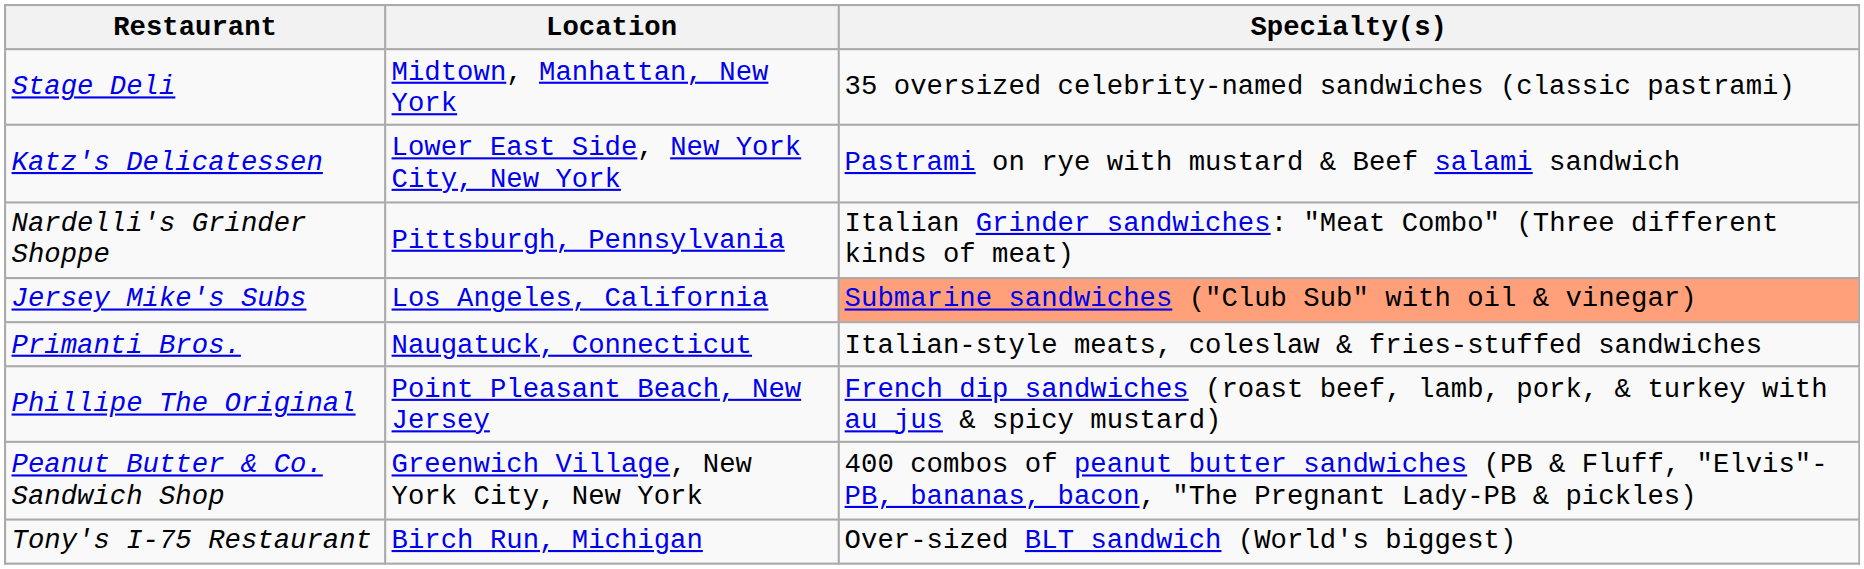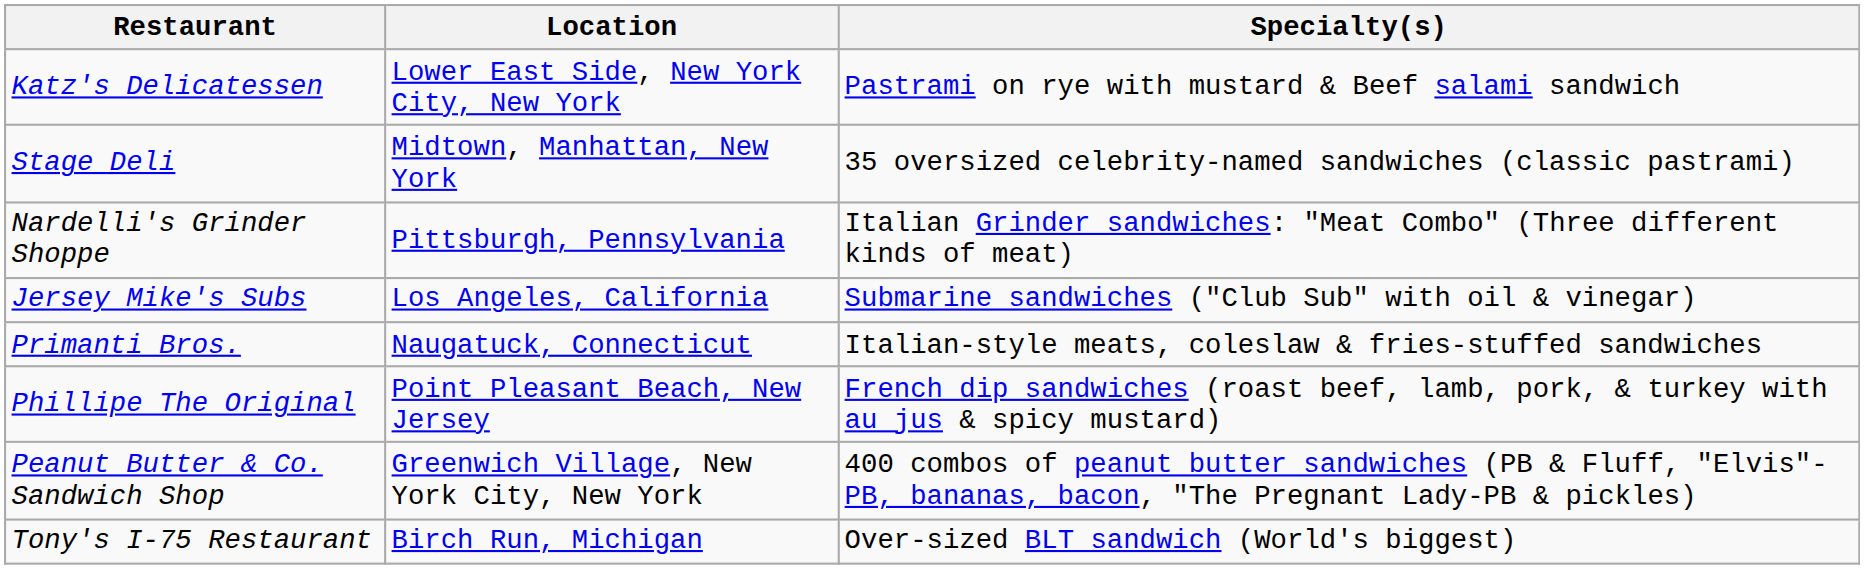rows swapped: (167, 164) <-> (93, 88)
(1271, 300) lightsalmon background -> (1271, 300) no background
